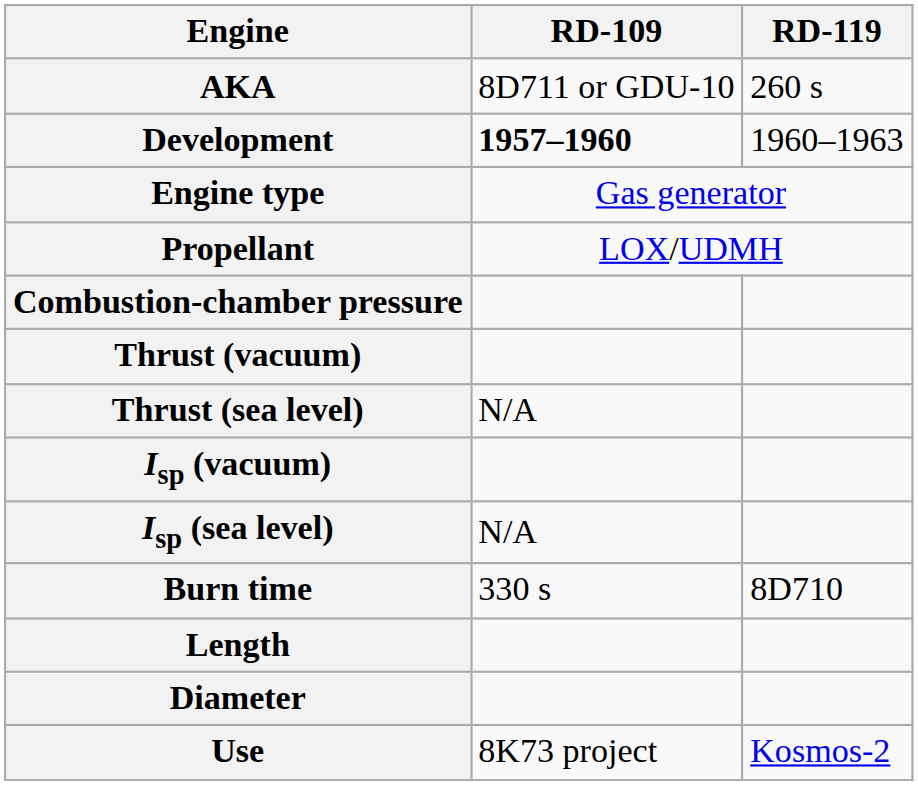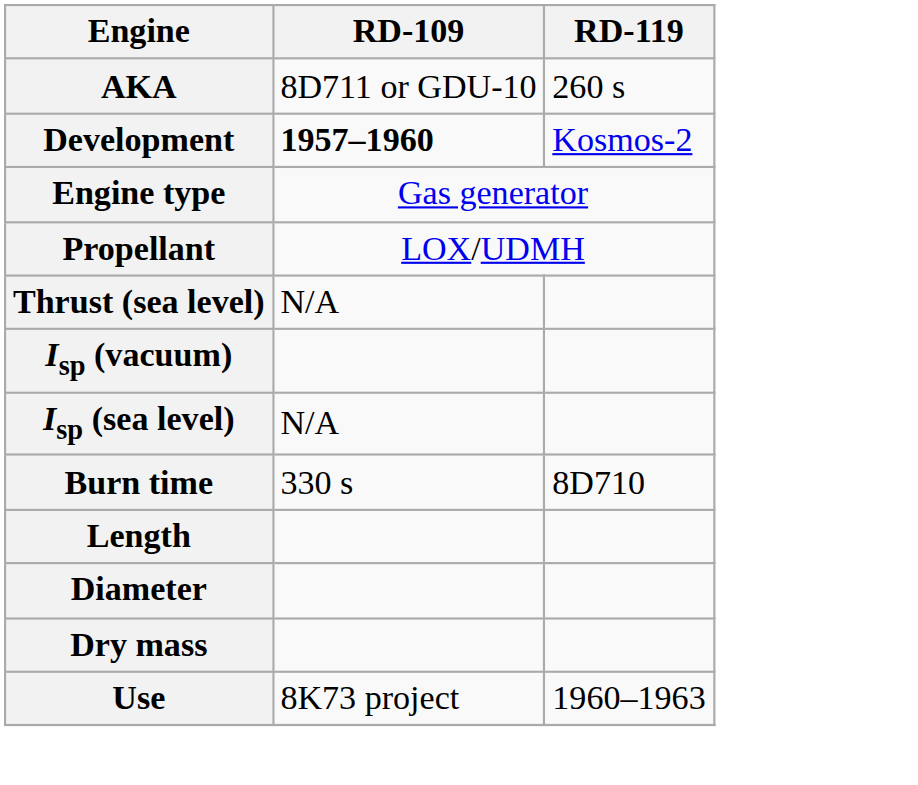(827, 139) 1960–1963 -> (622, 139) Kosmos-2
- row: (238, 301)
- row: (238, 355)
+ row: (139, 643)
(820, 751) Kosmos-2 -> (629, 697) 1960–1963
